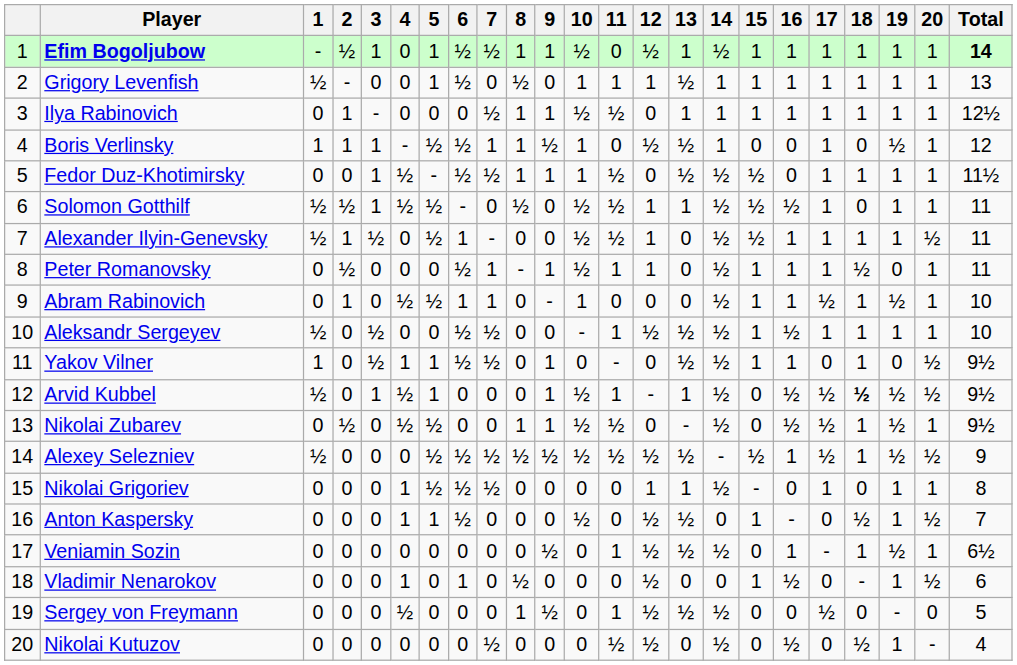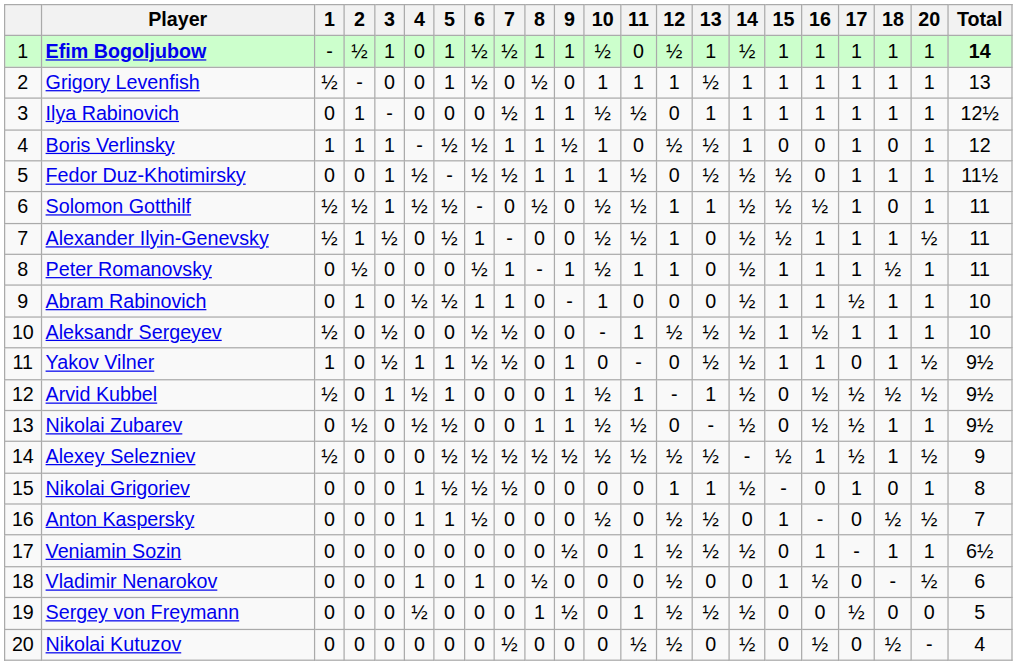- column: (897, 20)
(862, 394) bold -> (893, 394) normal
